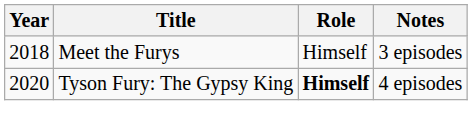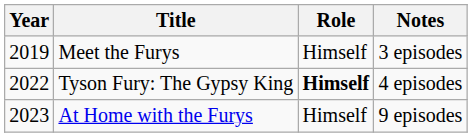(29, 52) 2018 -> (29, 52) 2019
(29, 83) 2020 -> (29, 83) 2022
+ row: (156, 115)
